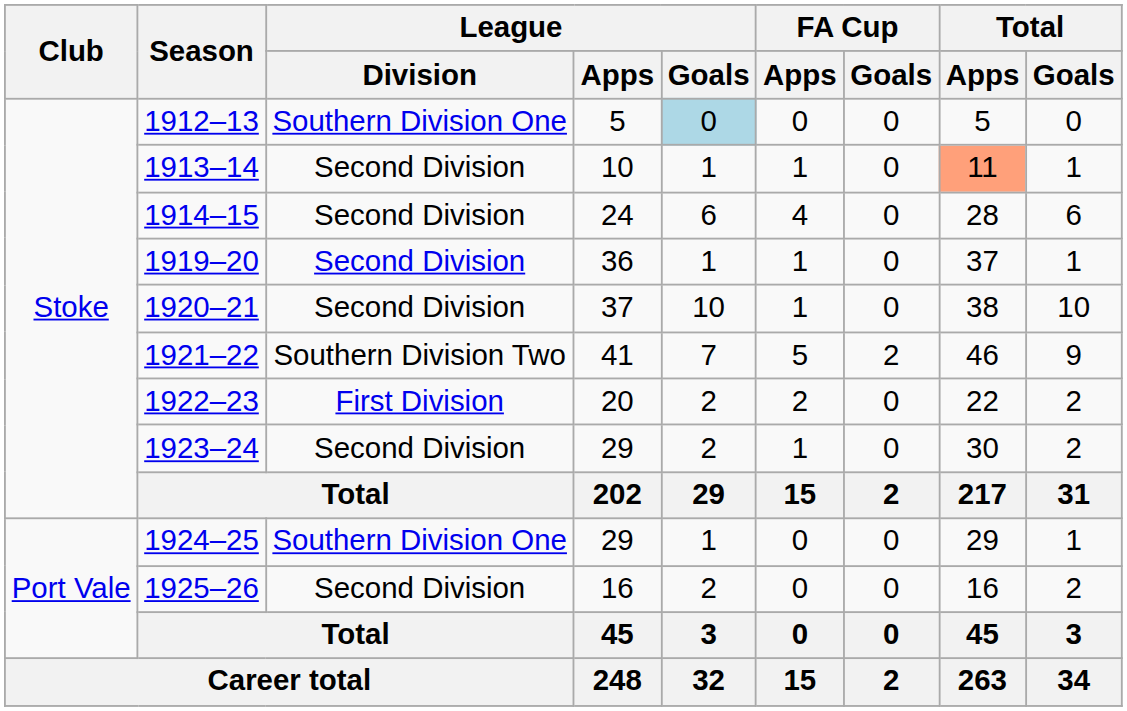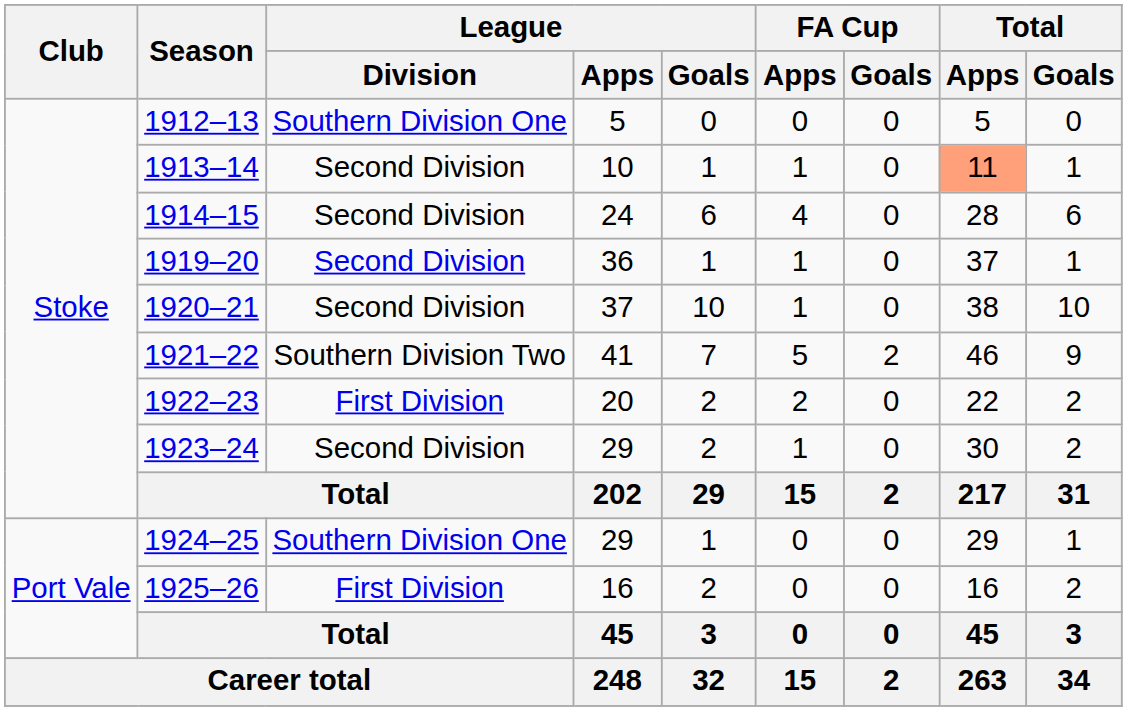(709, 121) lightblue background -> (709, 121) no background
(420, 588) Second Division -> (420, 588) First Division
